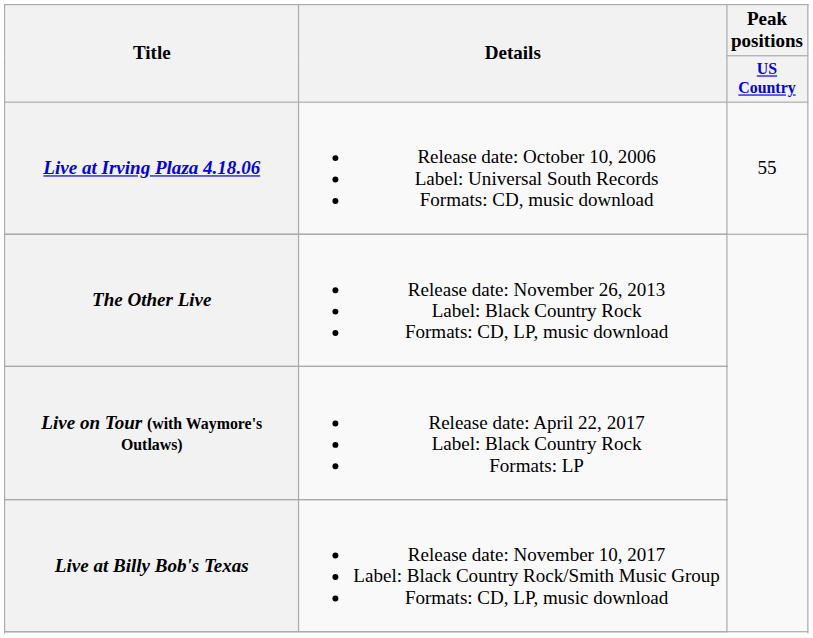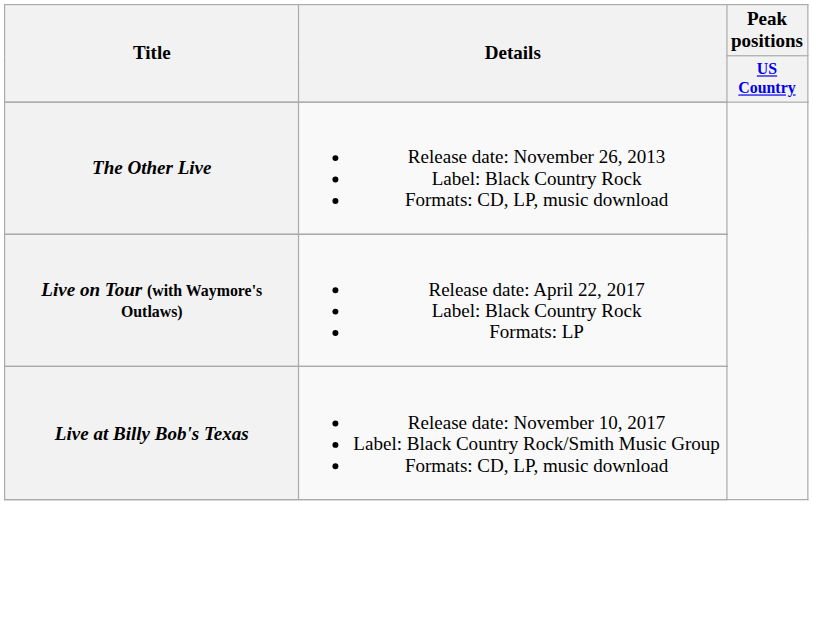- row: (152, 167)
